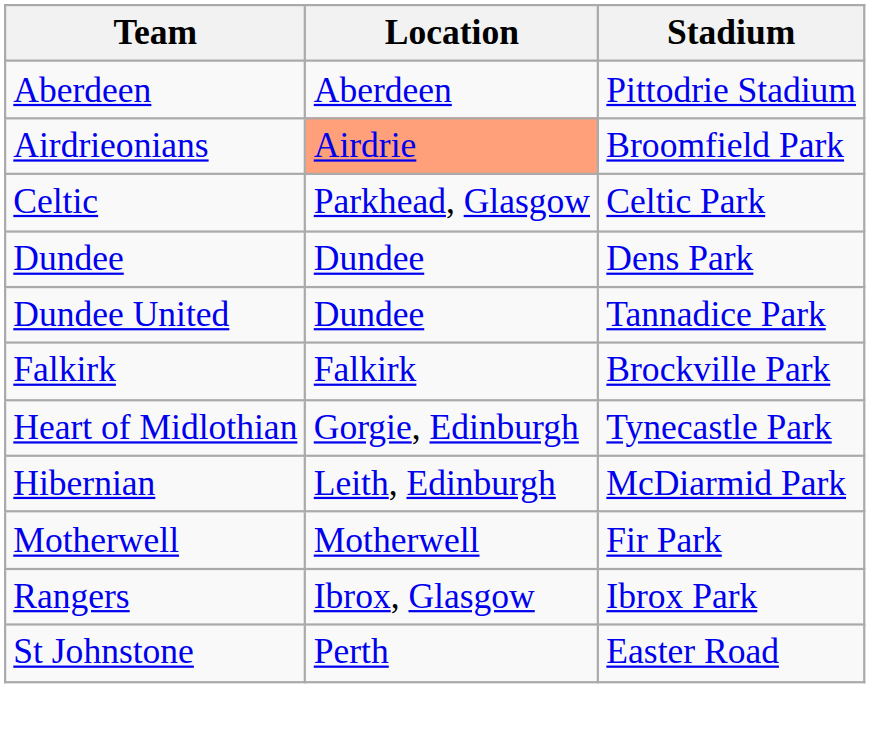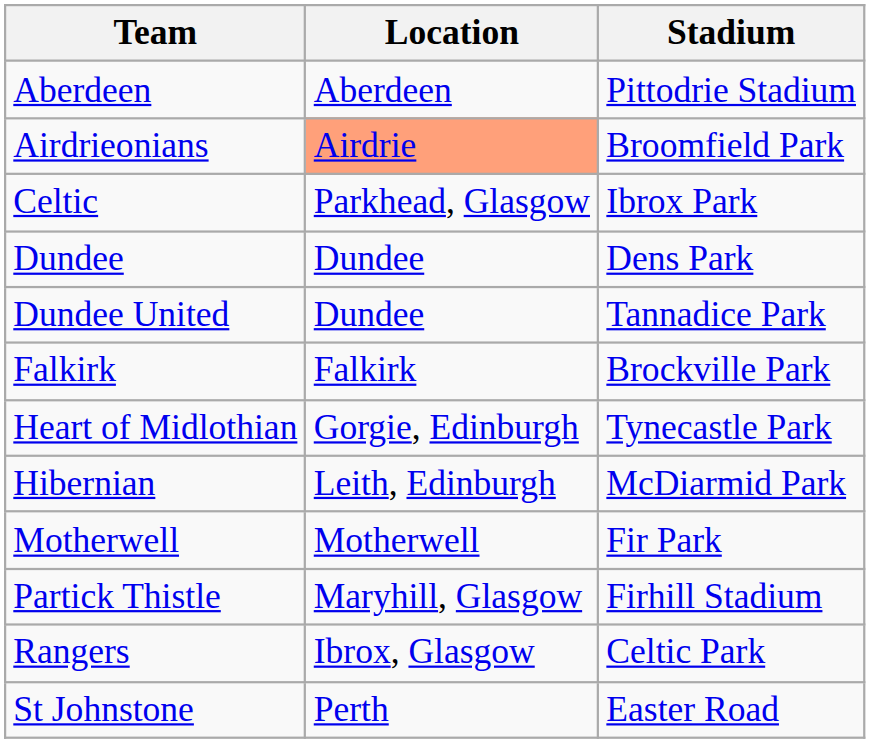(686, 201) Celtic Park -> (682, 201) Ibrox Park
+ row: (117, 595)
(682, 595) Ibrox Park -> (686, 652) Celtic Park
